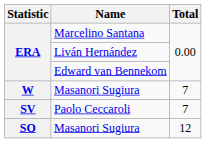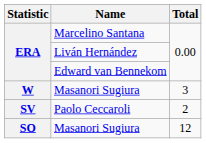(185, 90) 7 -> (185, 90) 3
(185, 109) 7 -> (185, 109) 2
